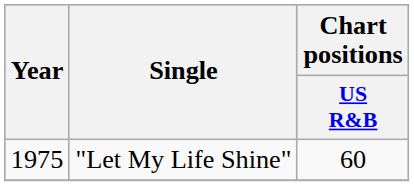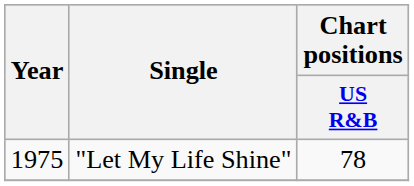(353, 159) 60 -> (353, 159) 78
